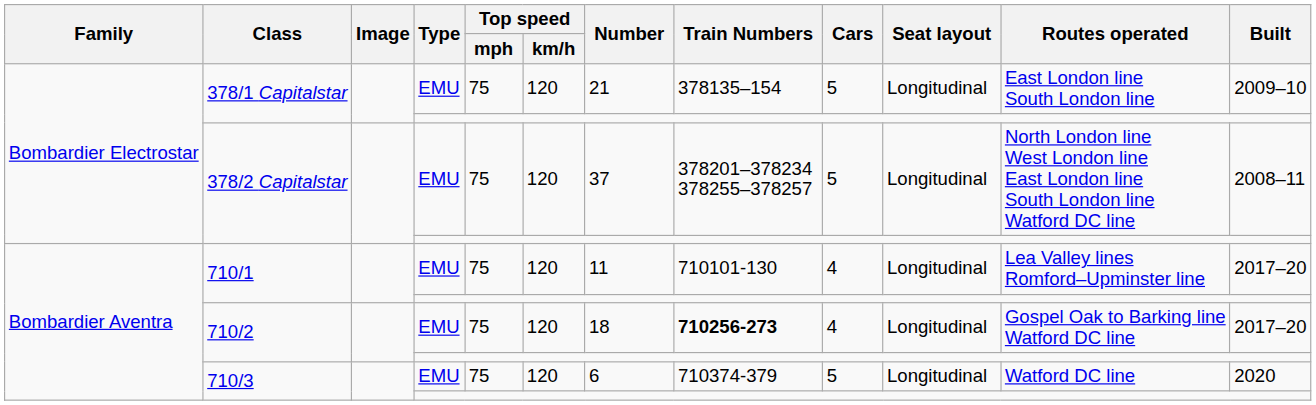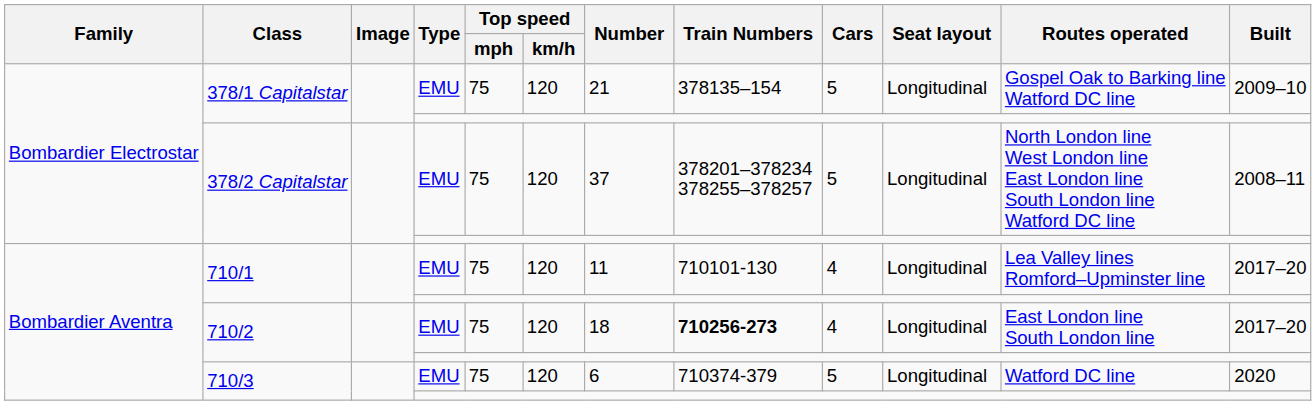(1080, 88) East London line South London line -> (1115, 88) Gospel Oak to Barking line Watford DC line
(1115, 327) Gospel Oak to Barking line Watford DC line -> (1080, 327) East London line South London line
